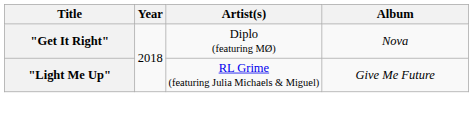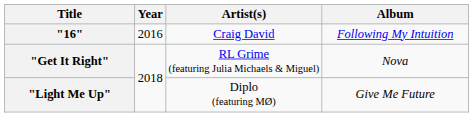+ row: (70, 34)
(244, 41) Diplo (featuring MØ) -> (244, 61) RL Grime (featuring Julia Michaels & Miguel)
(244, 75) RL Grime (featuring Julia Michaels & Miguel) -> (244, 94) Diplo (featuring MØ)
